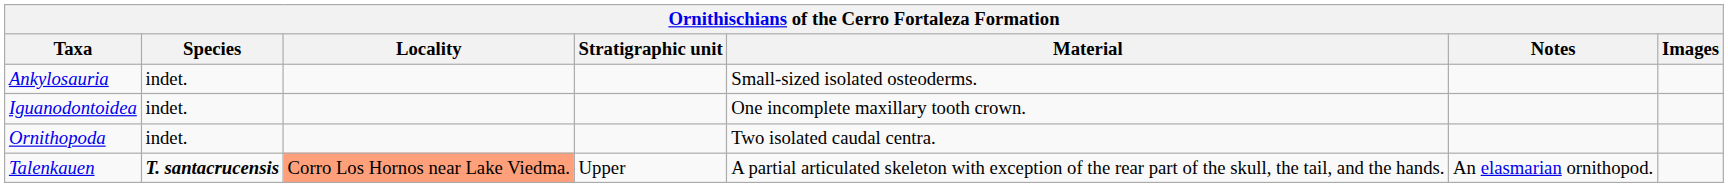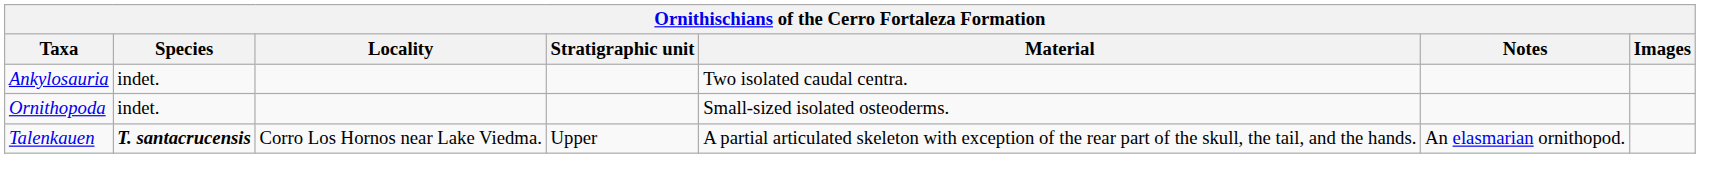(854, 78) Small-sized isolated osteoderms. -> (805, 78) Two isolated caudal centra.
- row: (73, 108)
(834, 138) Two isolated caudal centra. -> (826, 108) Small-sized isolated osteoderms.
(429, 167) lightsalmon background -> (401, 138) no background
